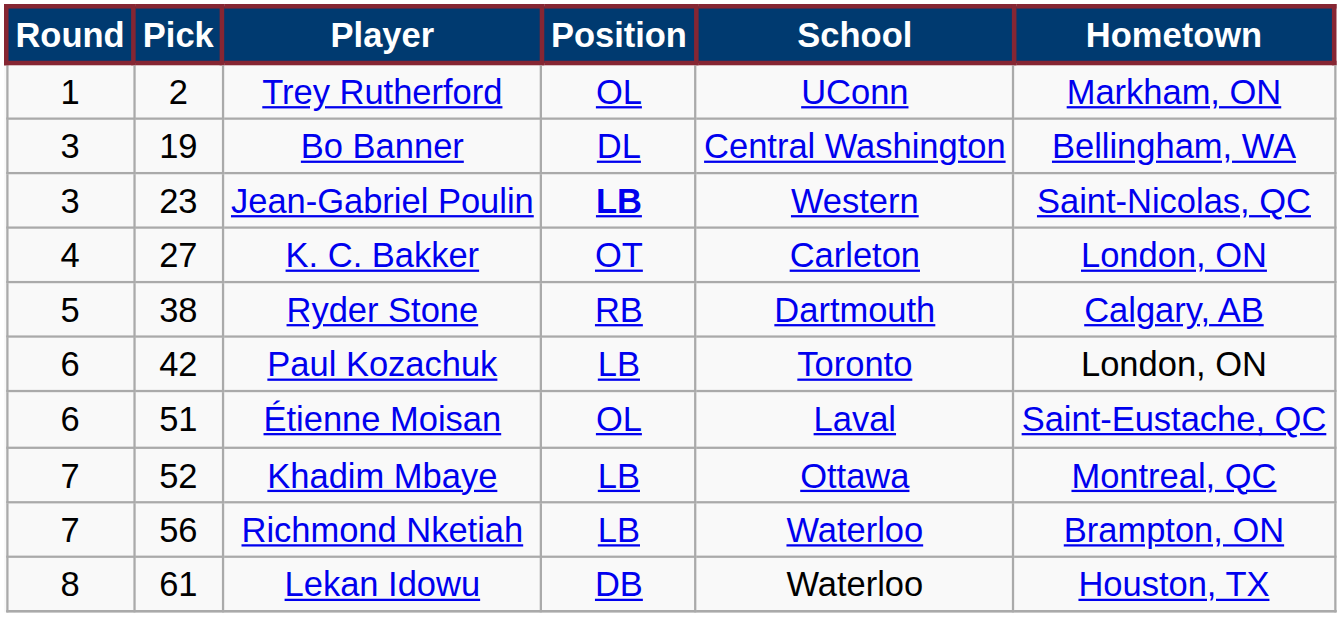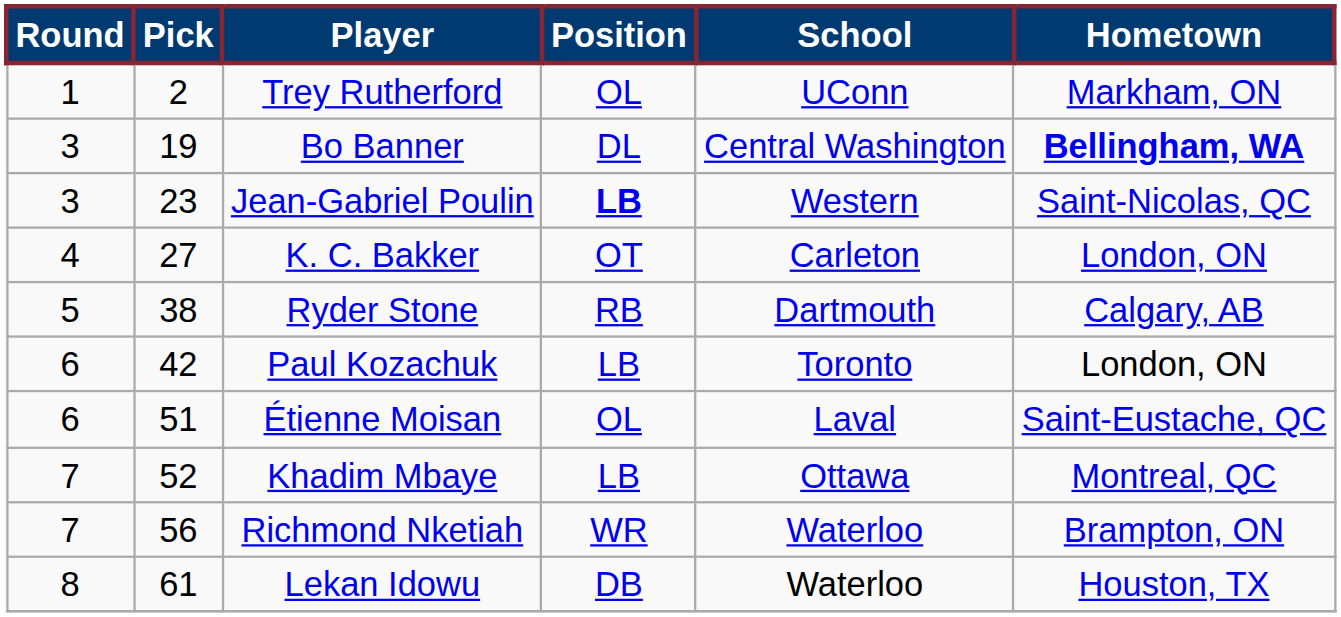(1174, 146) normal -> (1174, 146) bold
(619, 529) LB -> (619, 529) WR
